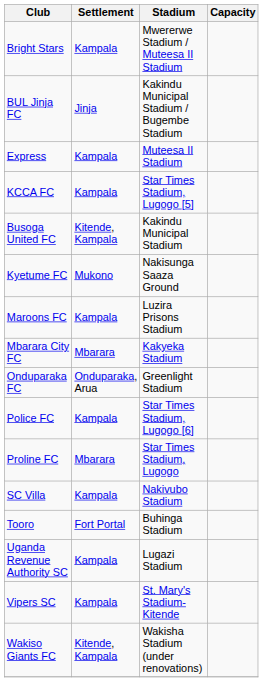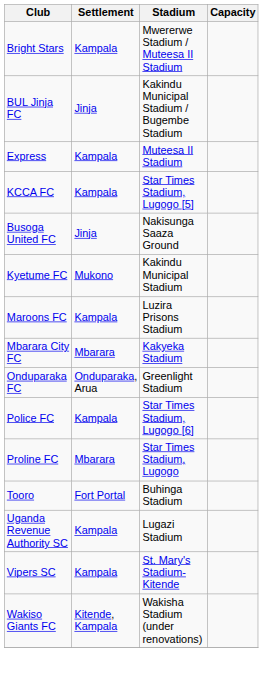(96, 234) Kitende, Kampala -> (86, 234) Jinja
(165, 234) Kakindu Municipal Stadium -> (168, 234) Nakisunga Saaza Ground
(168, 275) Nakisunga Saaza Ground -> (165, 275) Kakindu Municipal Stadium
- row: (26, 495)
